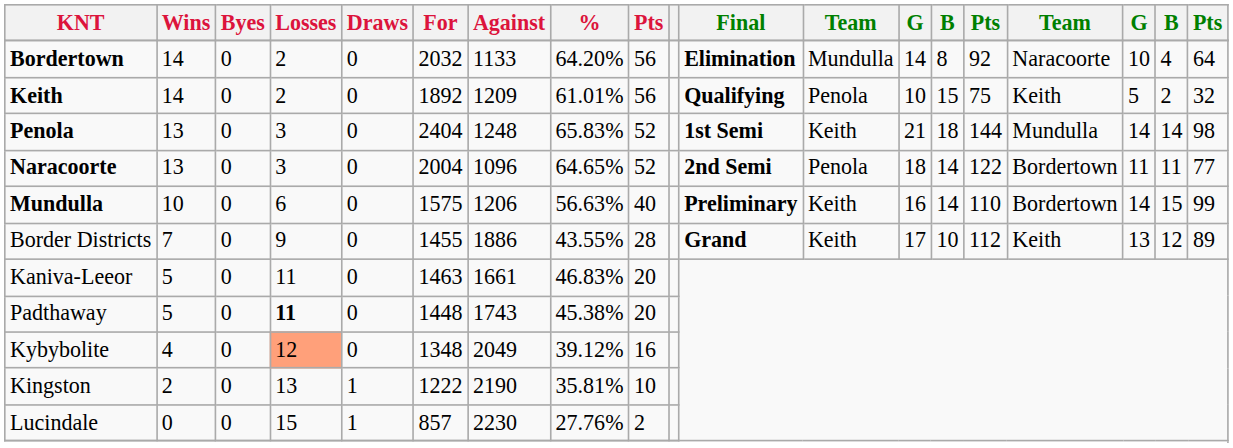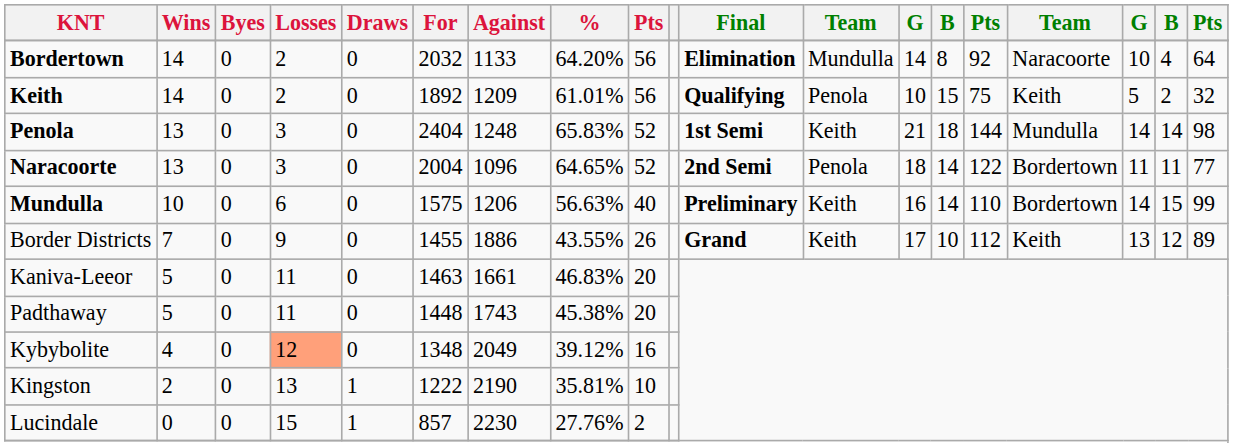(645, 240) 28 -> (645, 240) 26
(286, 313) bold -> (286, 313) normal
